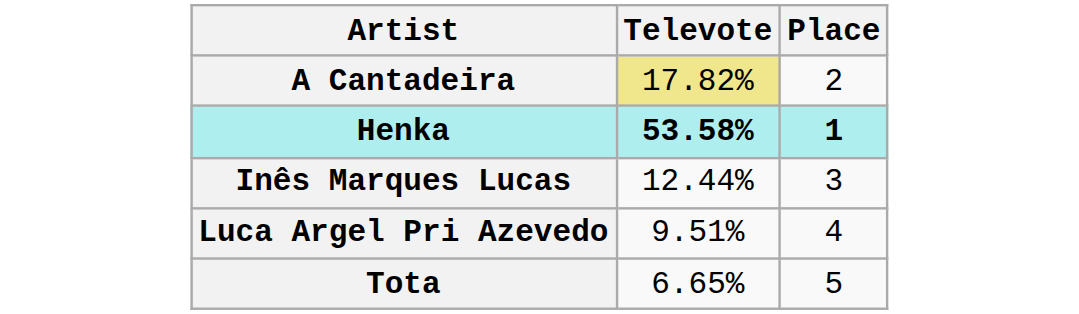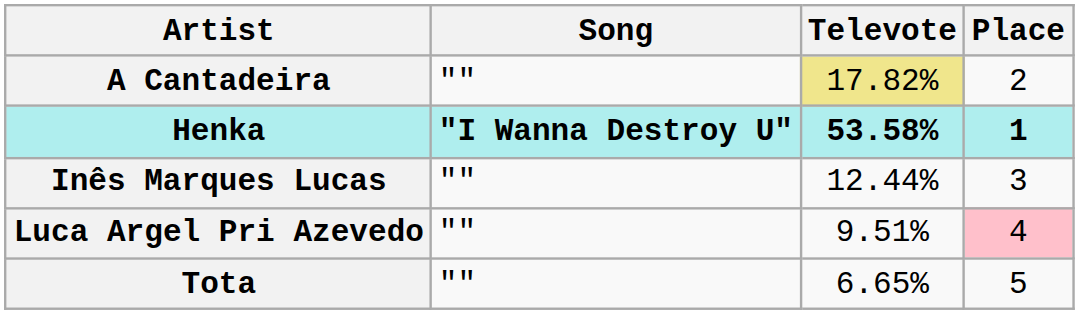+ column: (616, 31)
(834, 233) no background -> (1018, 233) pink background
